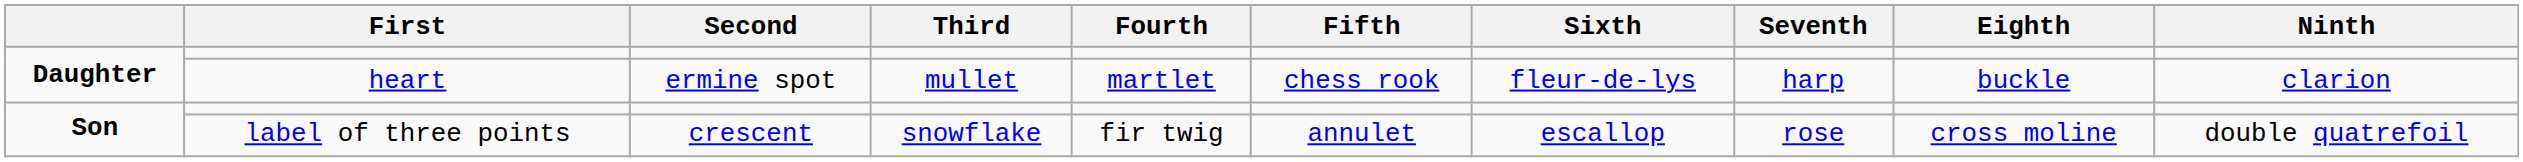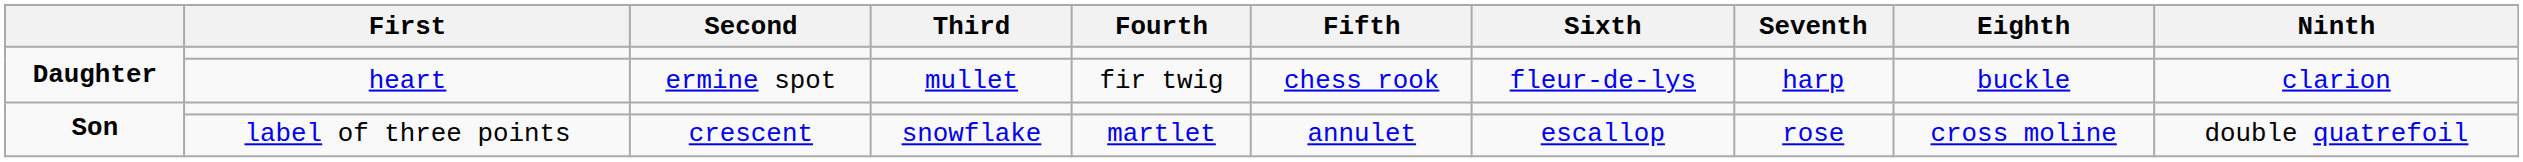(1162, 81) martlet -> (1162, 81) fir twig
(1162, 135) fir twig -> (1162, 135) martlet
